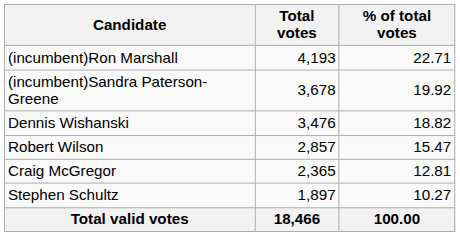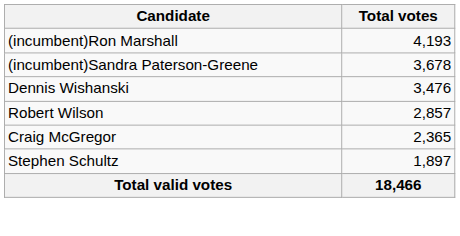- column: (397, 25)
